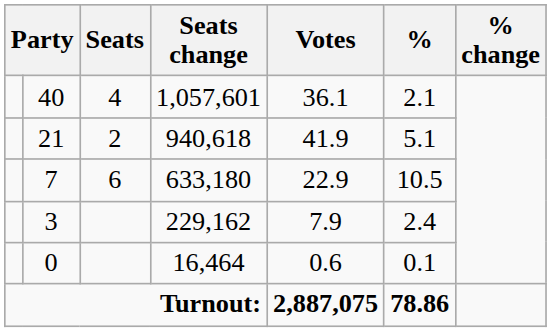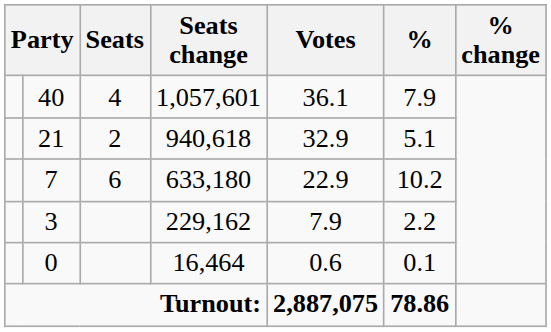(420, 96) 2.1 -> (420, 96) 7.9
(326, 138) 41.9 -> (326, 138) 32.9
(420, 179) 10.5 -> (420, 179) 10.2
(420, 221) 2.4 -> (420, 221) 2.2
